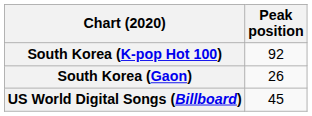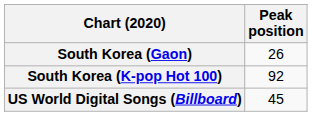rows swapped: (125, 76) <-> (125, 54)
